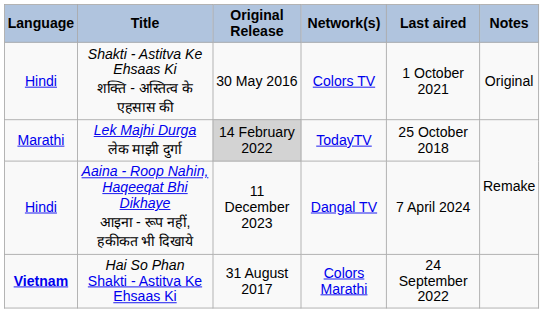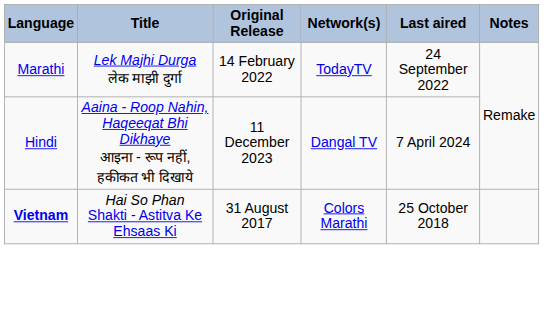- row: (145, 80)
(257, 140) lightgrey background -> (257, 69) no background
(433, 140) 25 October 2018 -> (433, 69) 24 September 2022
(433, 280) 24 September 2022 -> (433, 216) 25 October 2018
